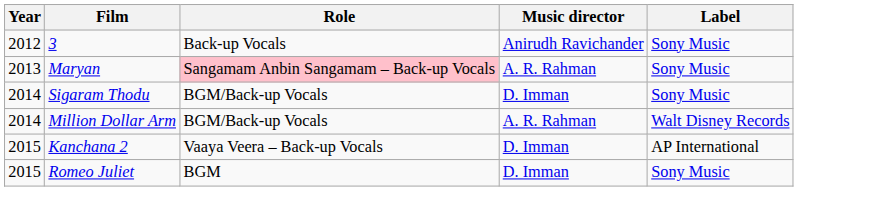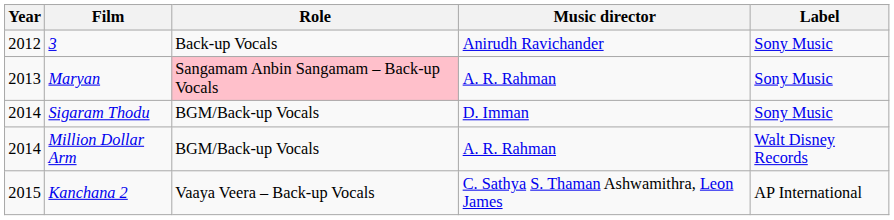(536, 146) D. Imman -> (598, 192) C. Sathya S. Thaman Ashwamithra, Leon James
- row: (91, 172)
